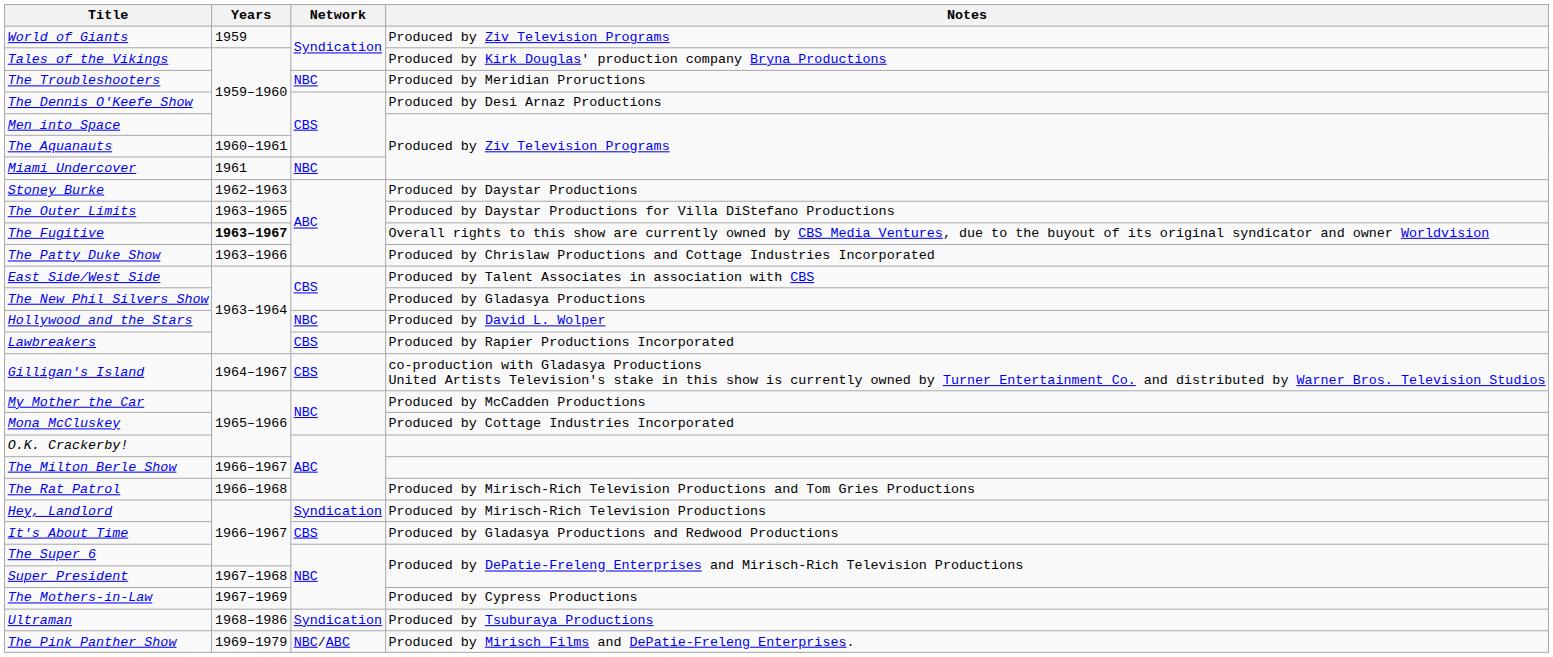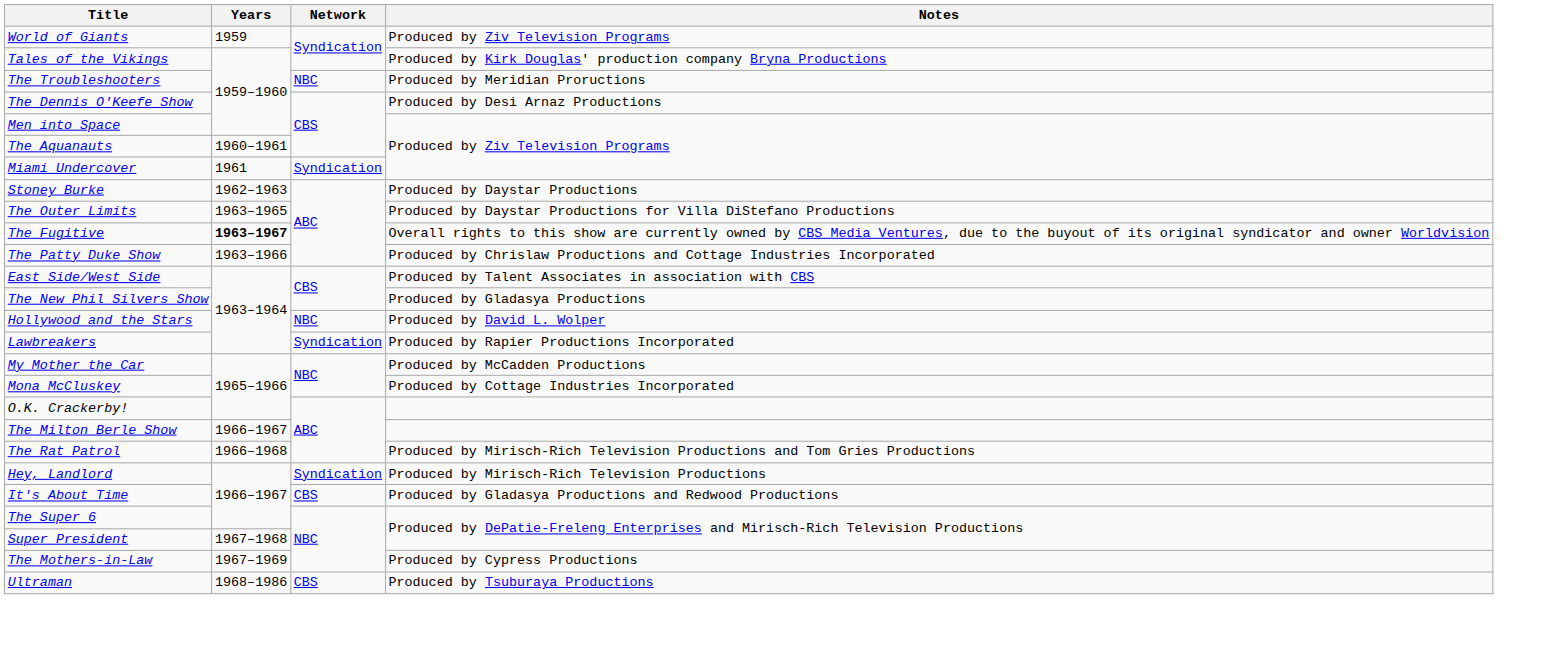(306, 168) NBC -> (338, 168) Syndication
(306, 343) CBS -> (338, 343) Syndication
- row: (76, 372)
(338, 620) Syndication -> (306, 583) CBS
- row: (92, 642)
